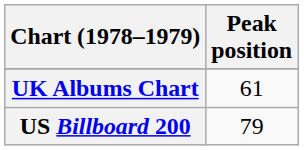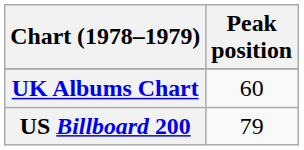(252, 88) 61 -> (252, 88) 60
